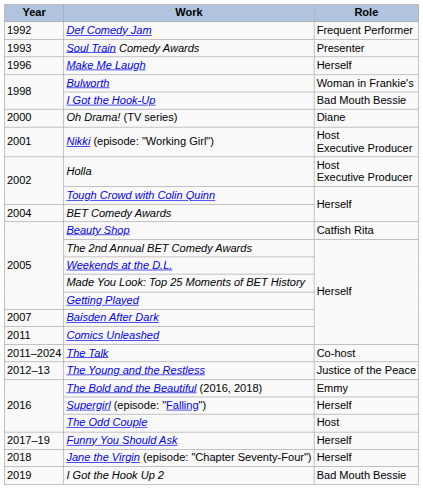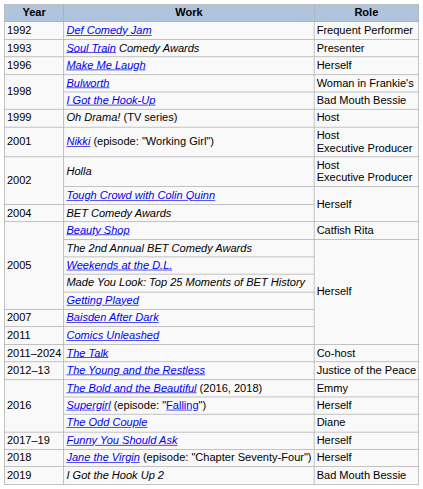(19, 118) 2000 -> (19, 118) 1999
(331, 118) Diane -> (328, 118) Host
(328, 423) Host -> (331, 423) Diane
